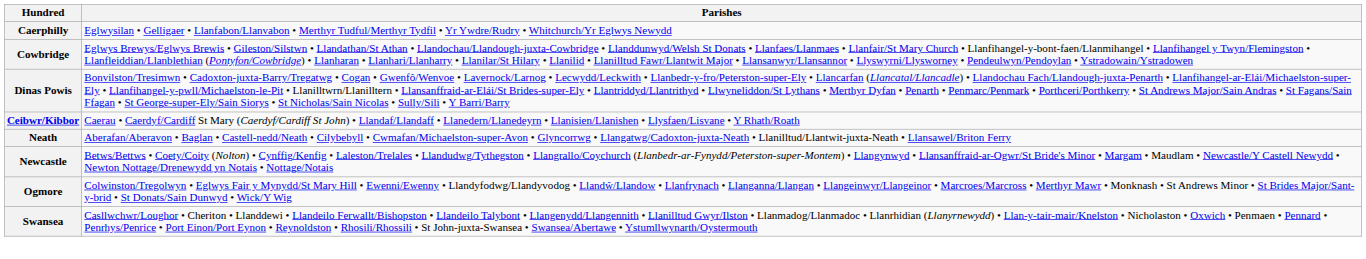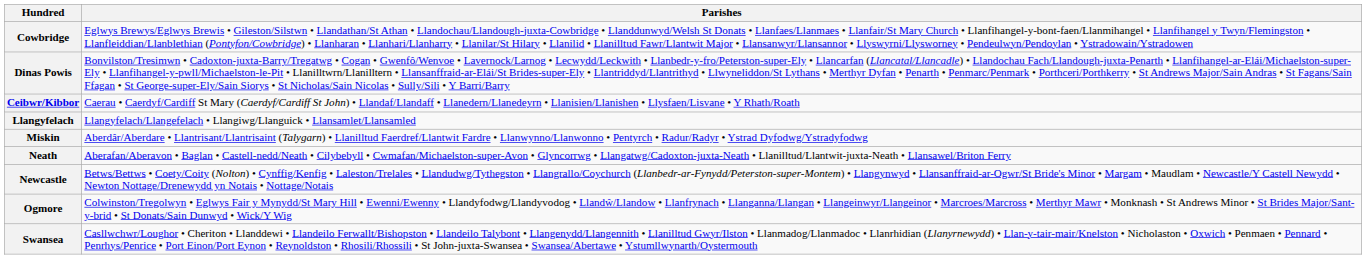- row: (43, 30)
+ row: (43, 120)
+ row: (43, 138)
